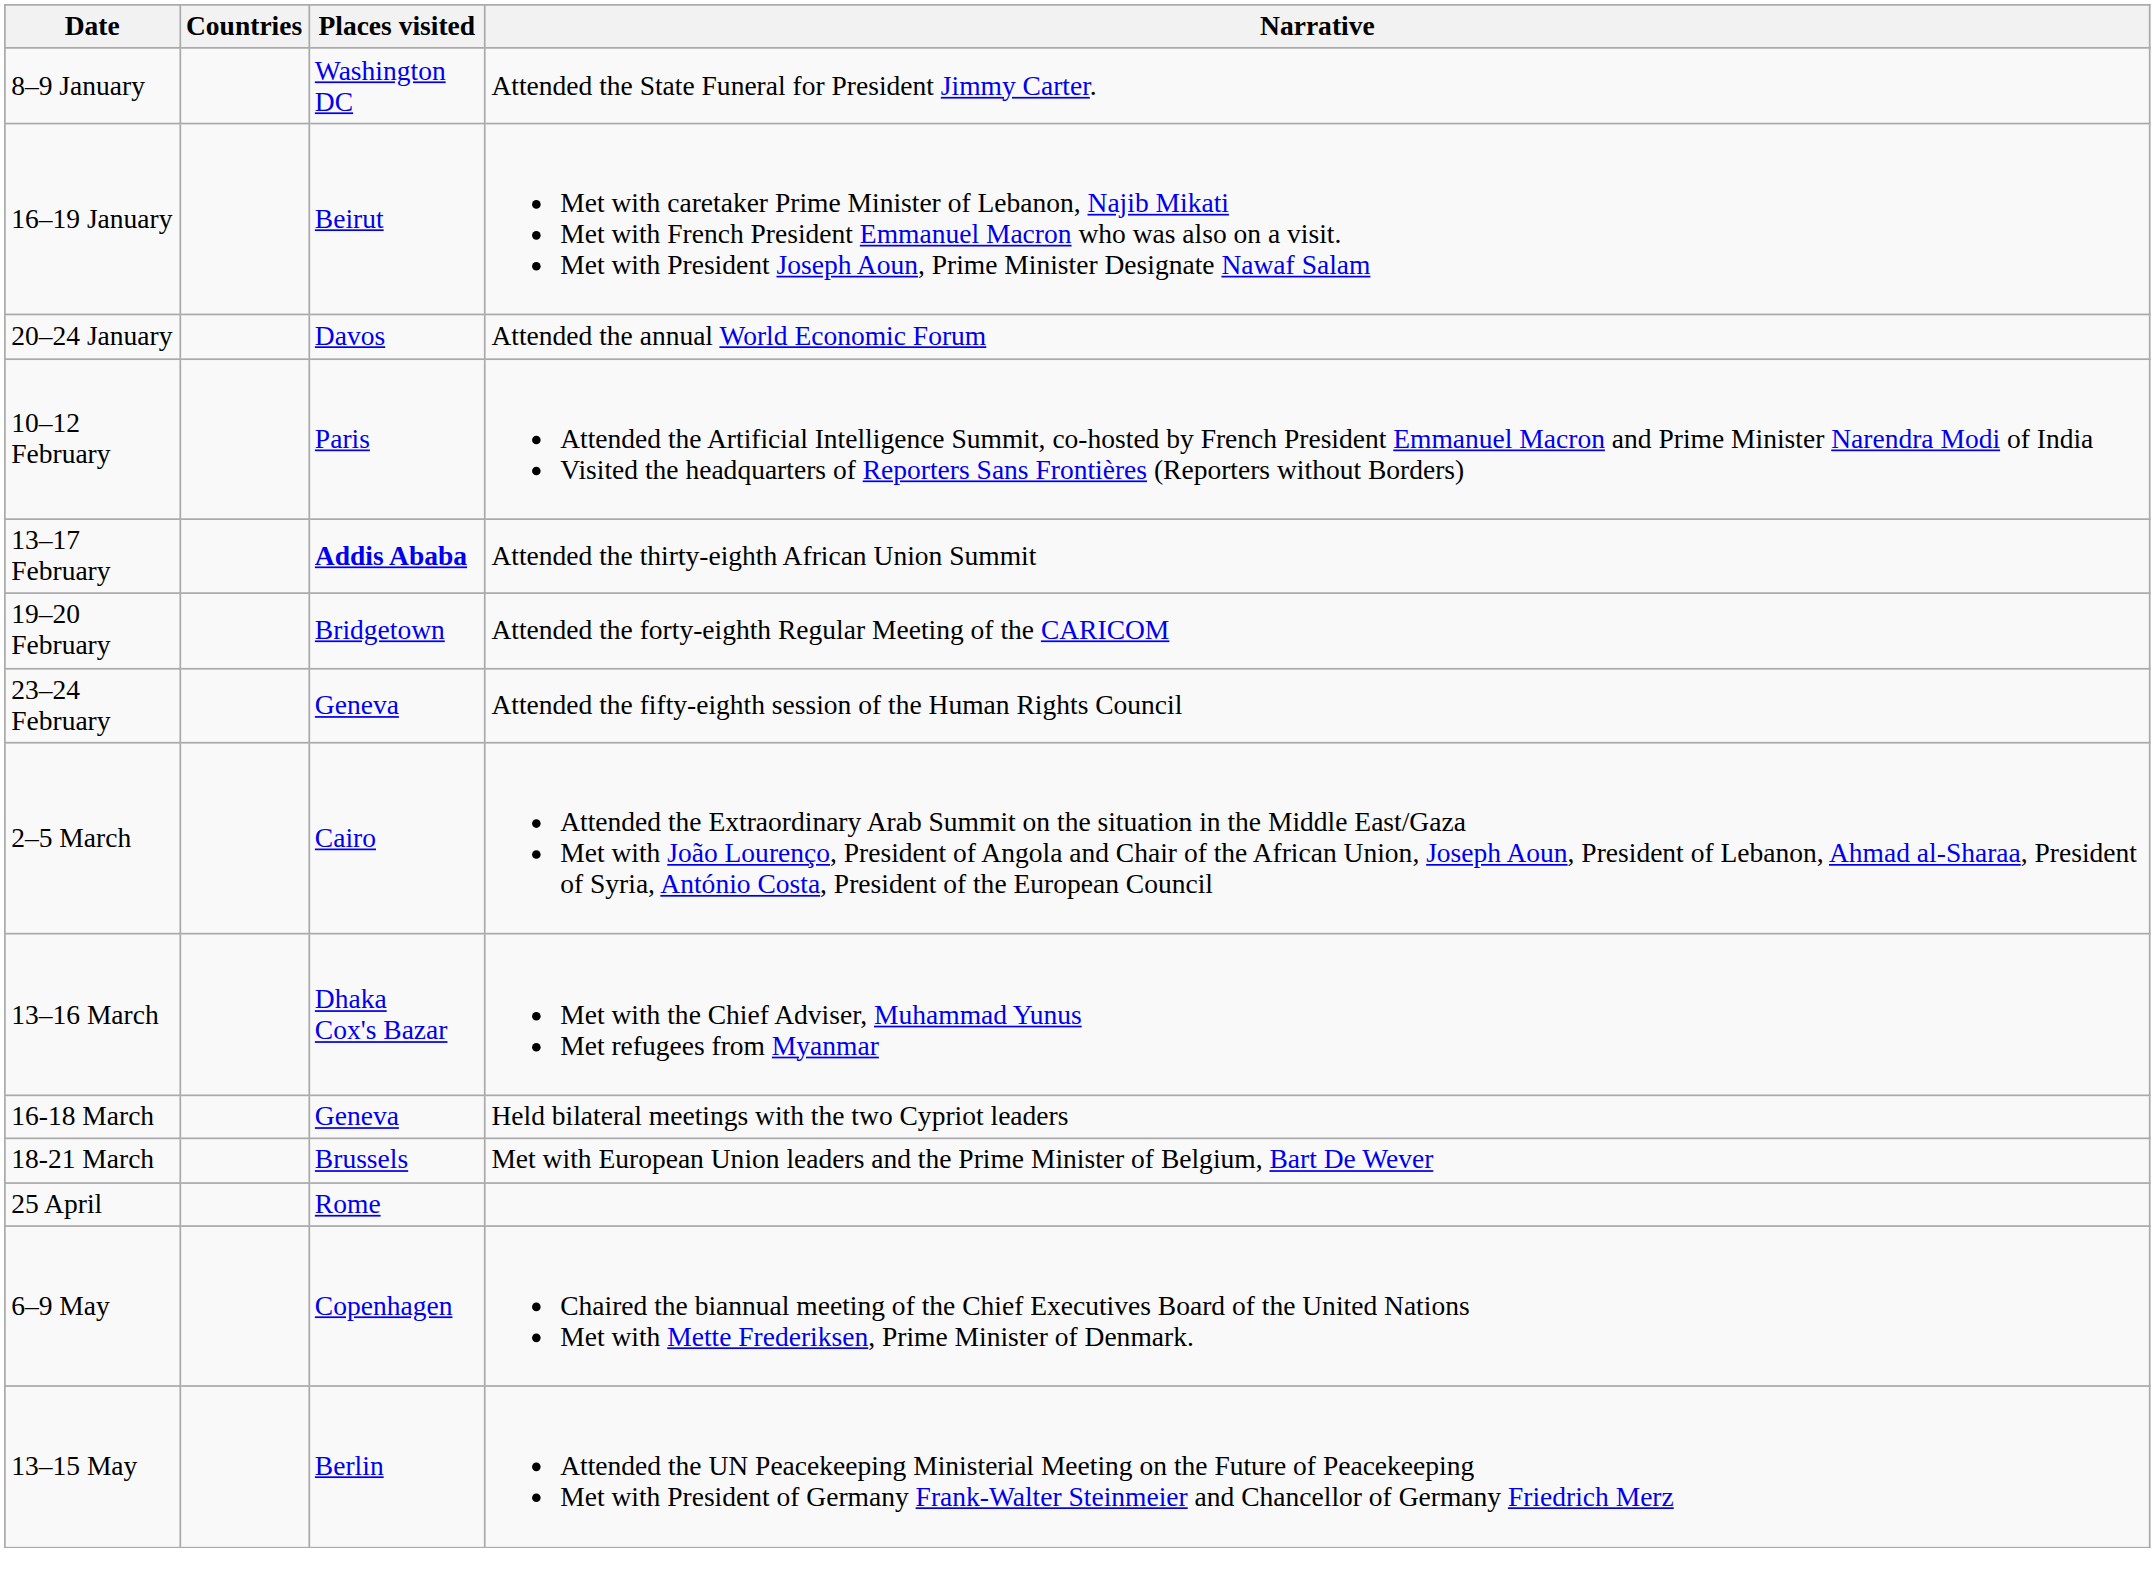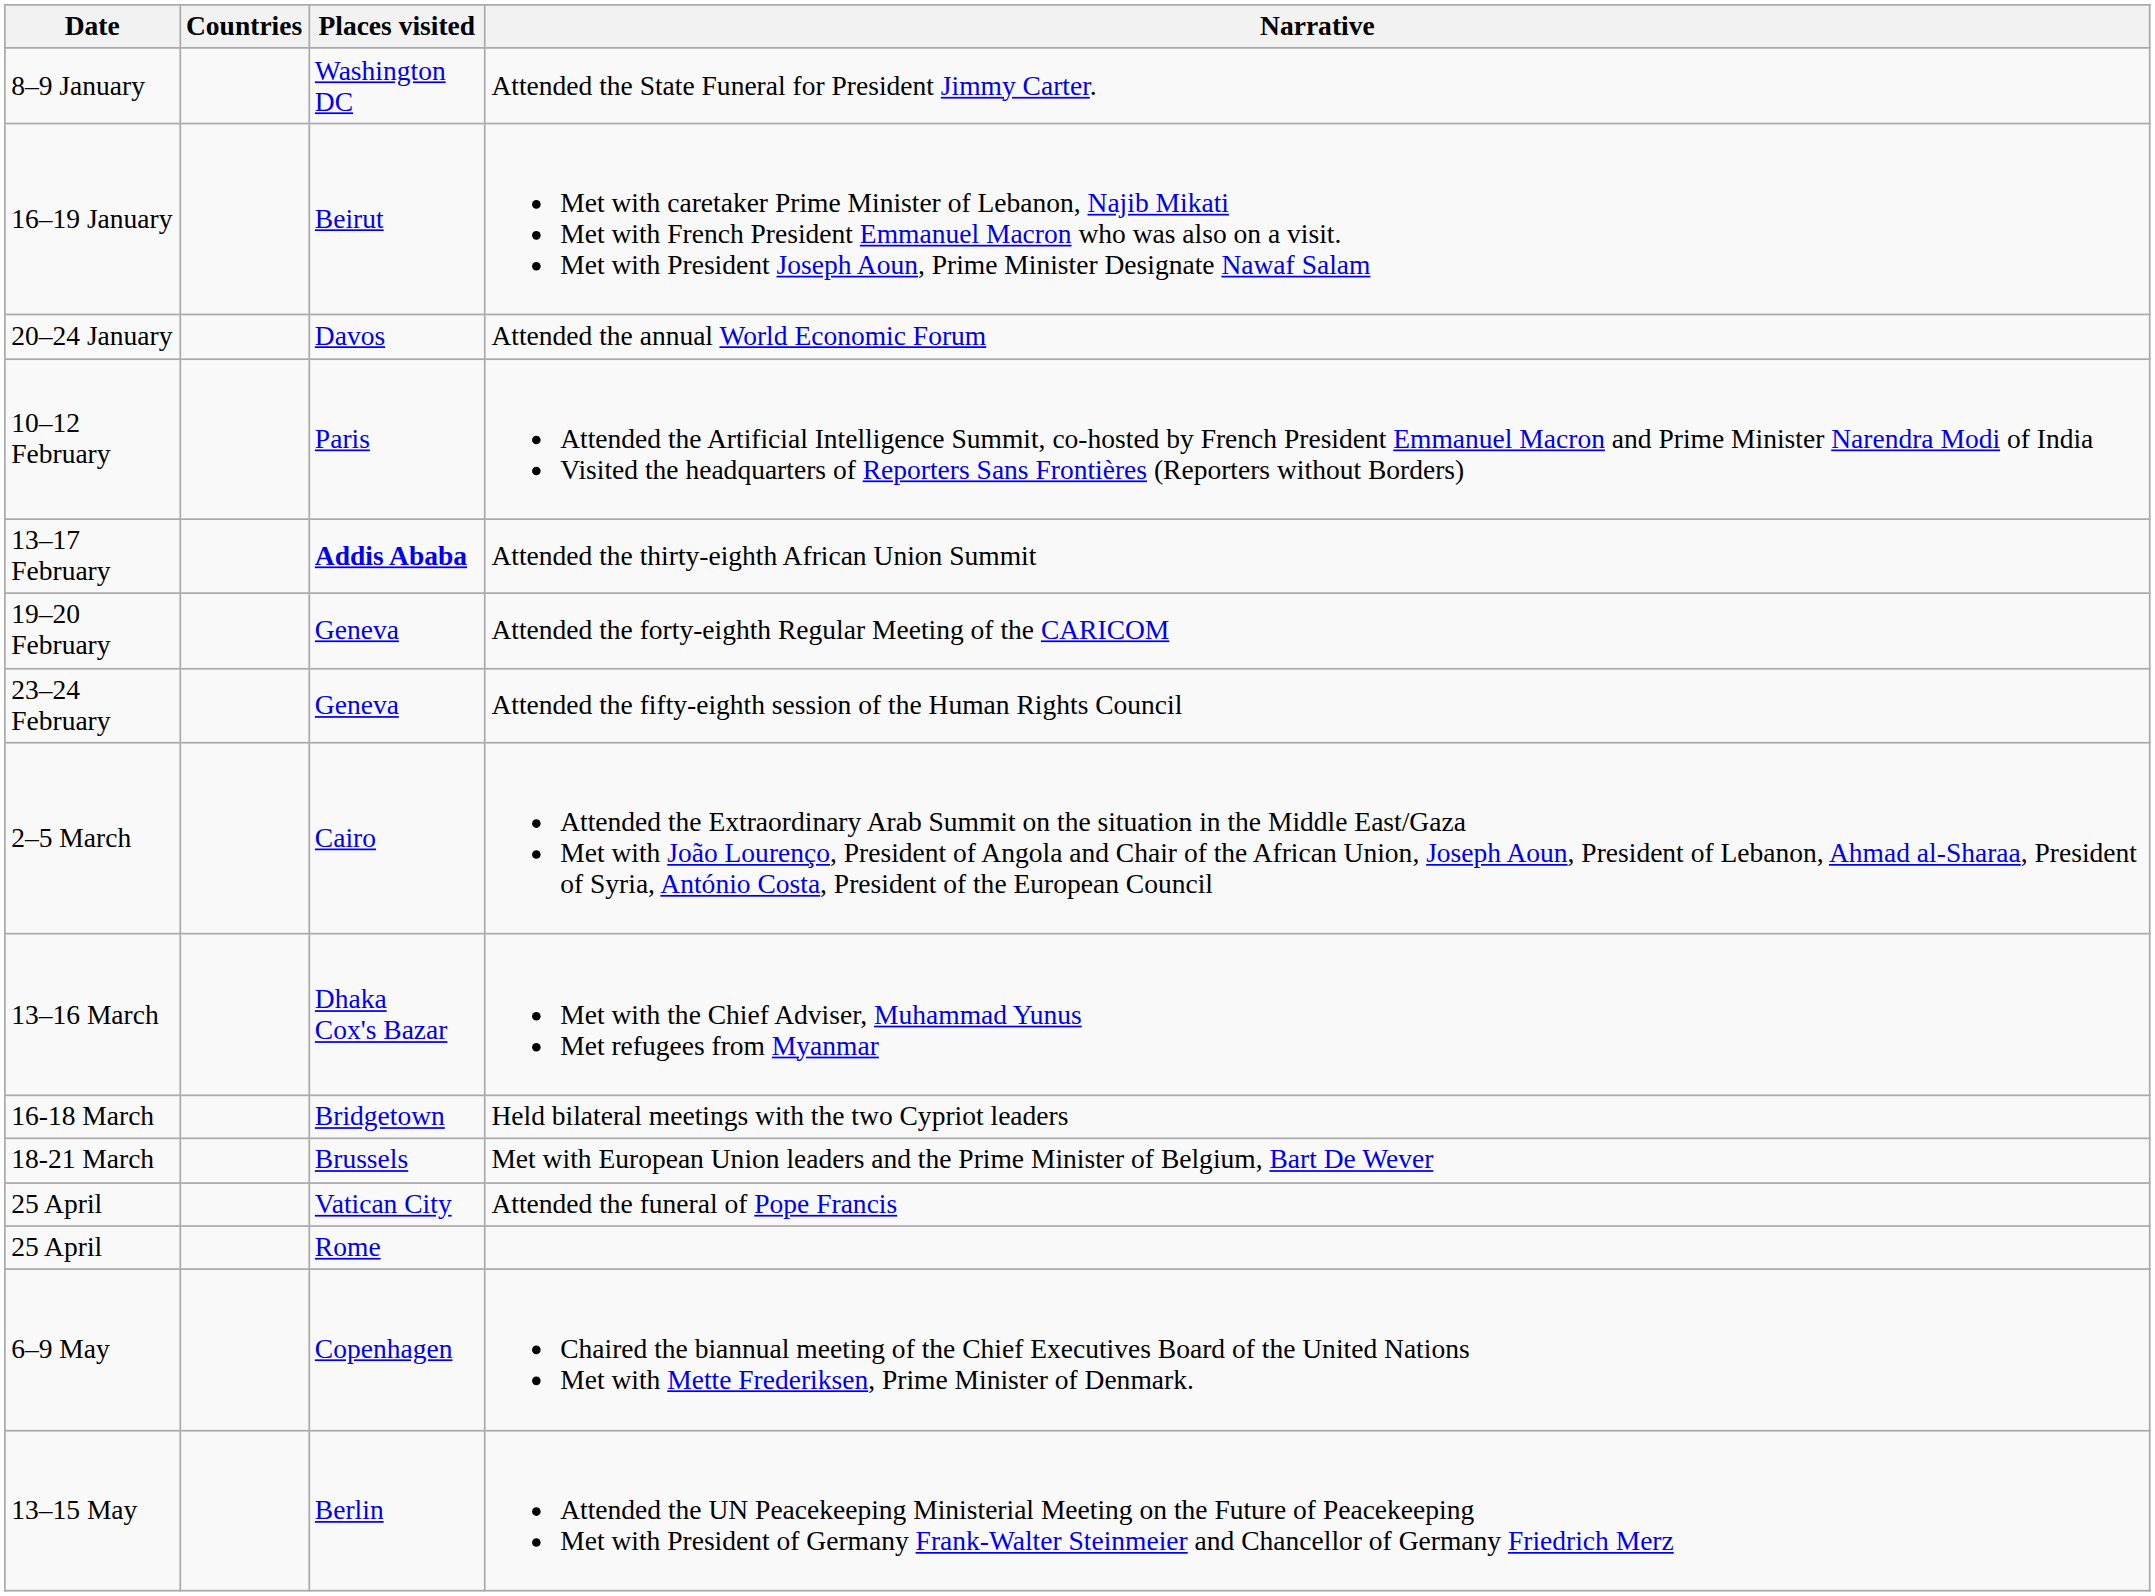(380, 630) Bridgetown -> (357, 630) Geneva
(357, 1116) Geneva -> (380, 1116) Bridgetown
+ row: (694, 1203)
